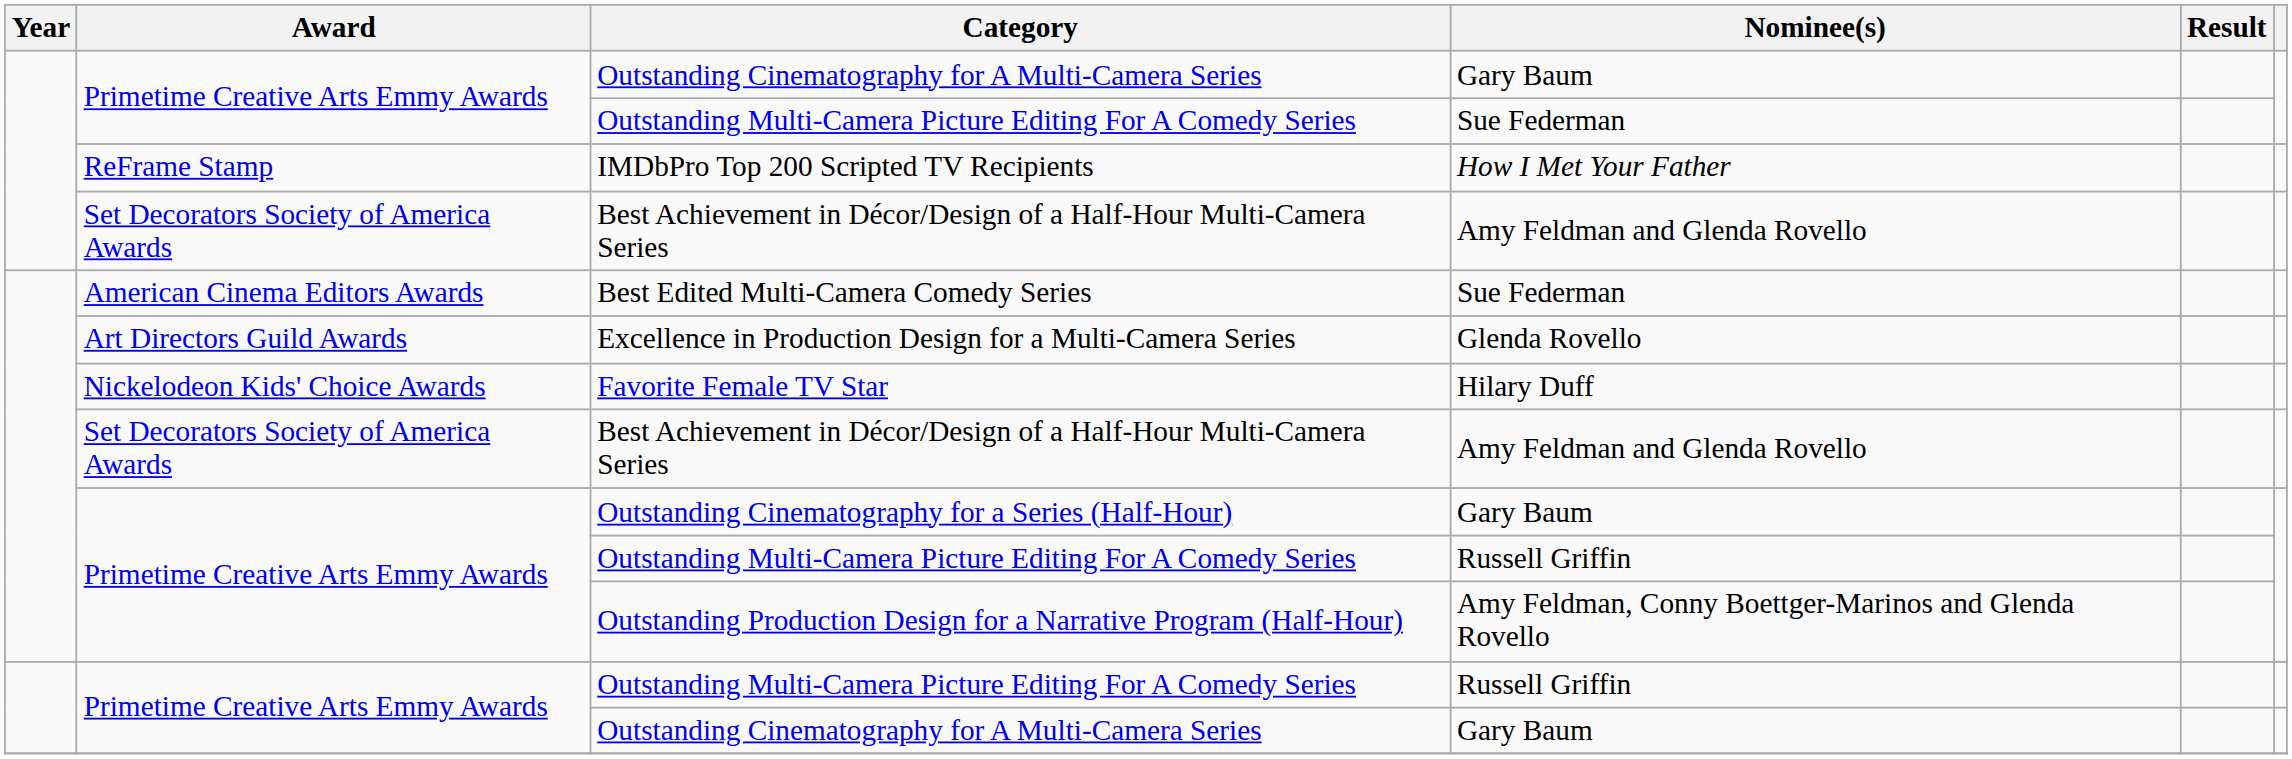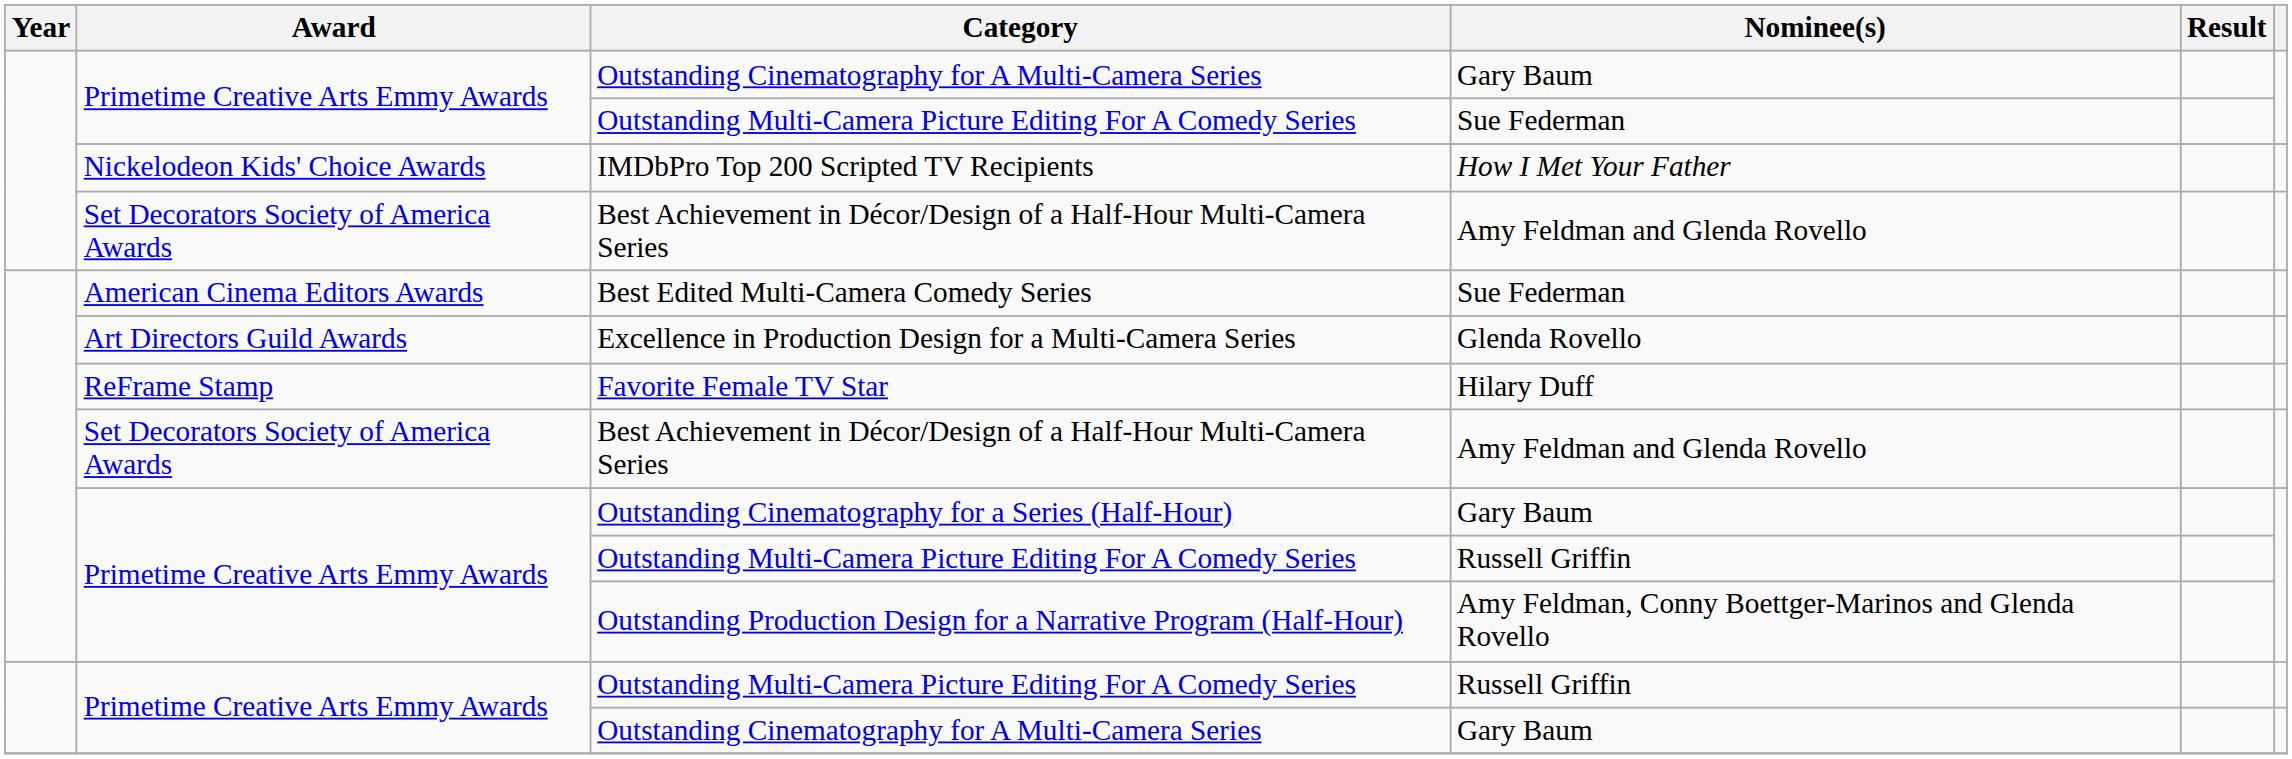(178, 167) ReFrame Stamp -> (285, 167) Nickelodeon Kids' Choice Awards
(285, 385) Nickelodeon Kids' Choice Awards -> (178, 385) ReFrame Stamp
